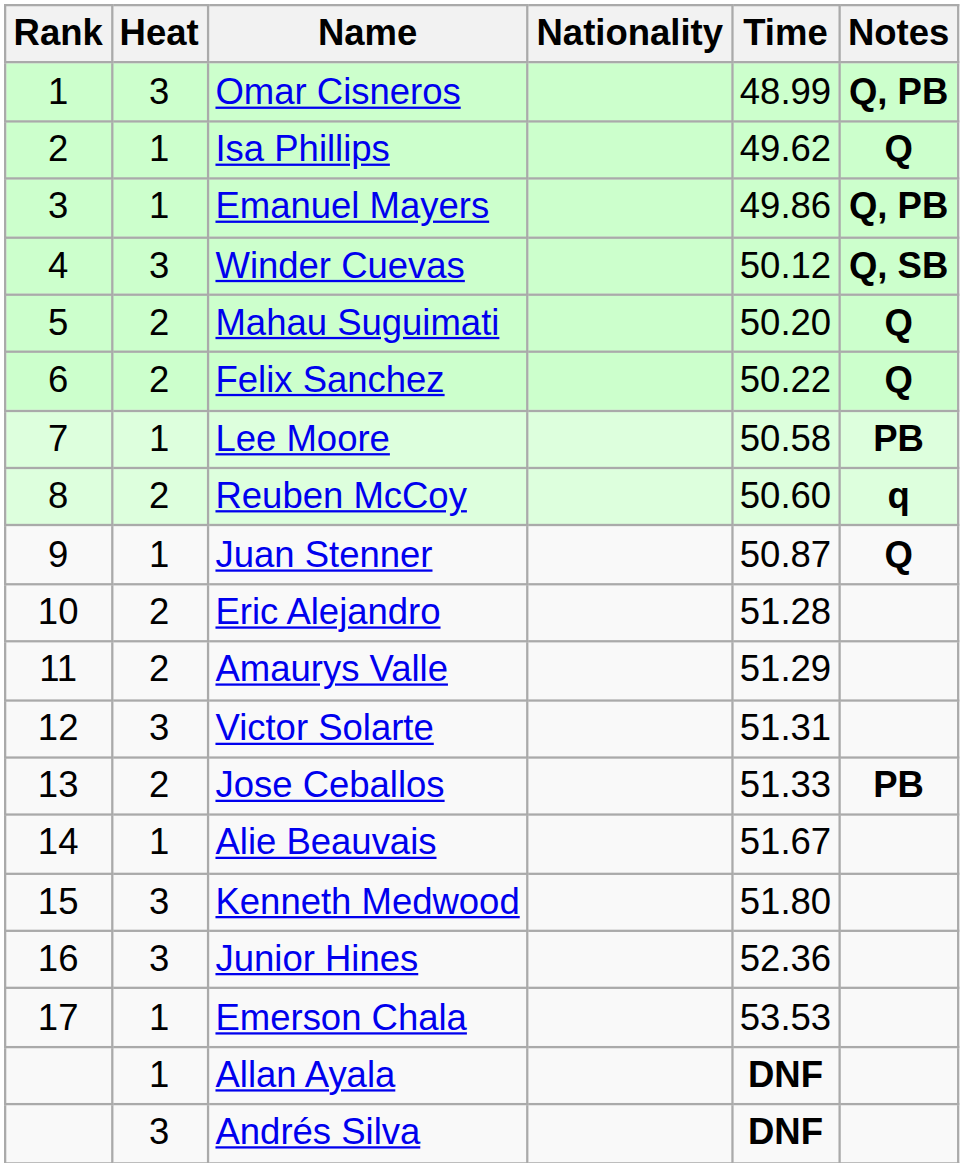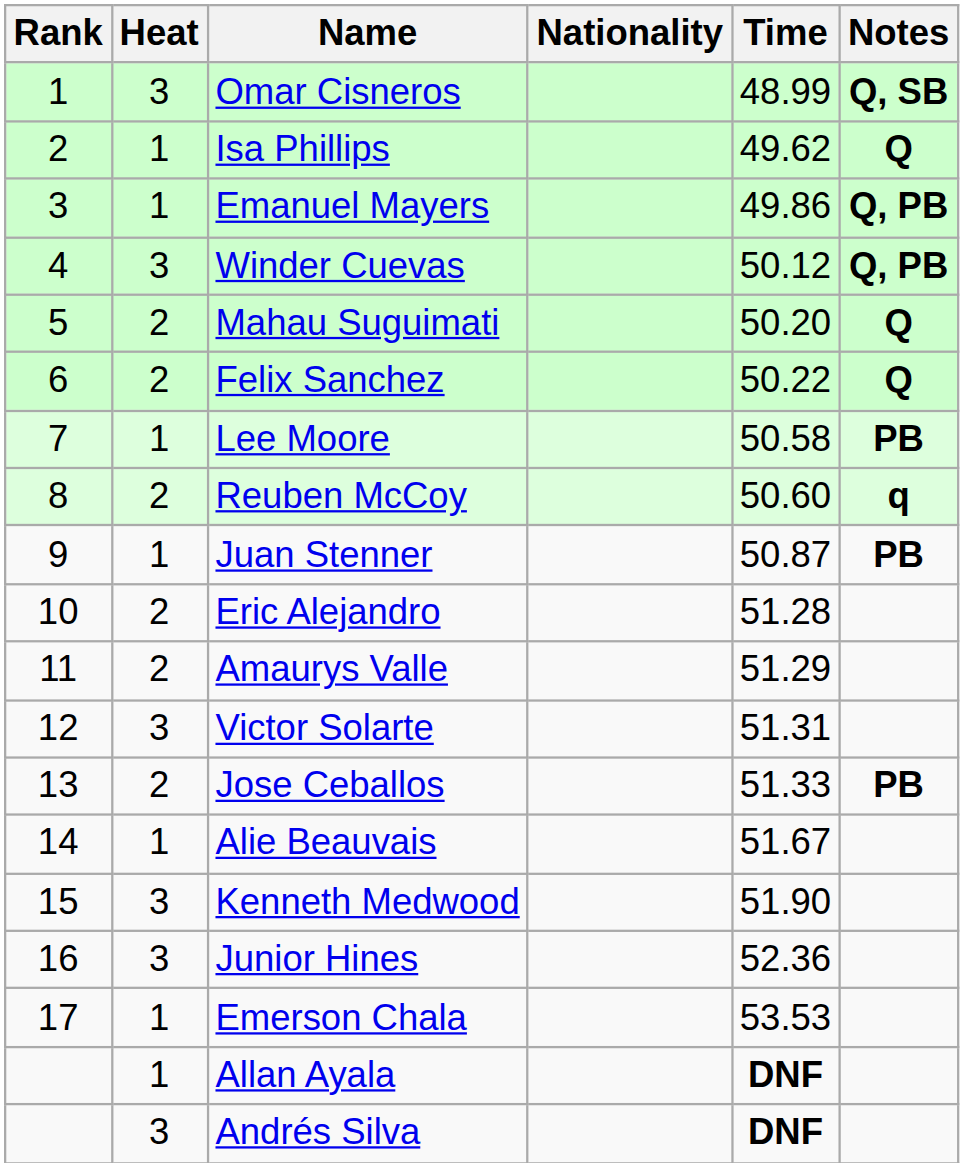(899, 91) Q, PB -> (899, 91) Q, SB
(899, 264) Q, SB -> (899, 264) Q, PB
(899, 554) Q -> (899, 554) PB
(785, 901) 51.80 -> (785, 901) 51.90
